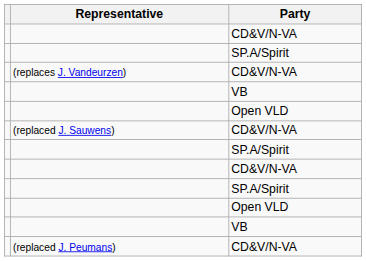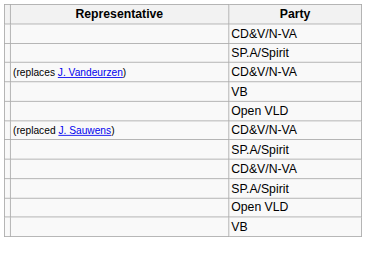- row: (64, 247)
